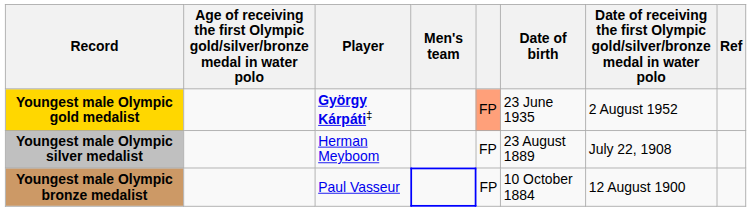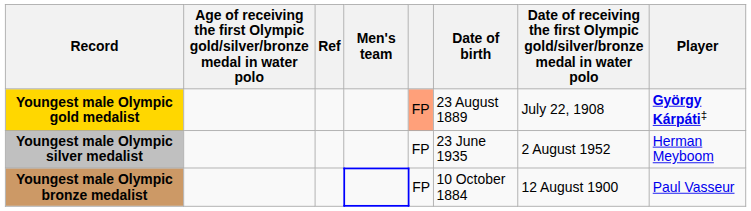columns swapped: (363, 46) <-> (731, 46)
(529, 109) 23 June 1935 -> (467, 109) 23 August 1889
(633, 109) 2 August 1952 -> (563, 109) July 22, 1908
(535, 149) 23 August 1889 -> (461, 149) 23 June 1935
(630, 149) July 22, 1908 -> (566, 149) 2 August 1952
